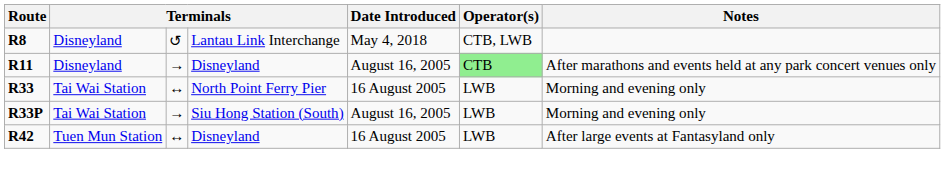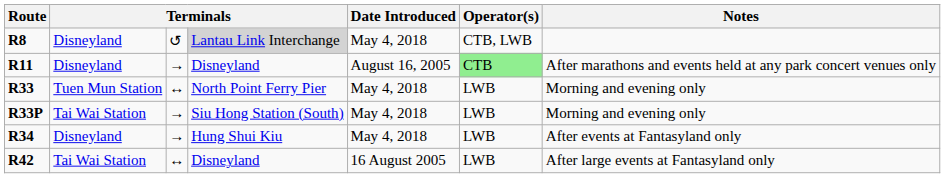(265, 40) no background -> (265, 40) lightgrey background
(100, 88) Tai Wai Station -> (108, 88) Tuen Mun Station
(398, 88) 16 August 2005 -> (389, 88) May 4, 2018
(400, 112) August 16, 2005 -> (389, 112) May 4, 2018
+ row: (21, 136)
(108, 136) Tuen Mun Station -> (100, 160) Tai Wai Station
